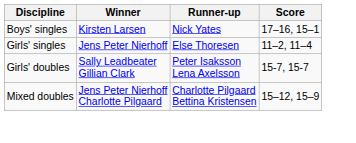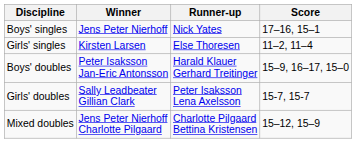(112, 29) Kirsten Larsen -> (123, 29) Jens Peter Nierhoff
(123, 45) Jens Peter Nierhoff -> (112, 45) Kirsten Larsen
+ row: (39, 68)
